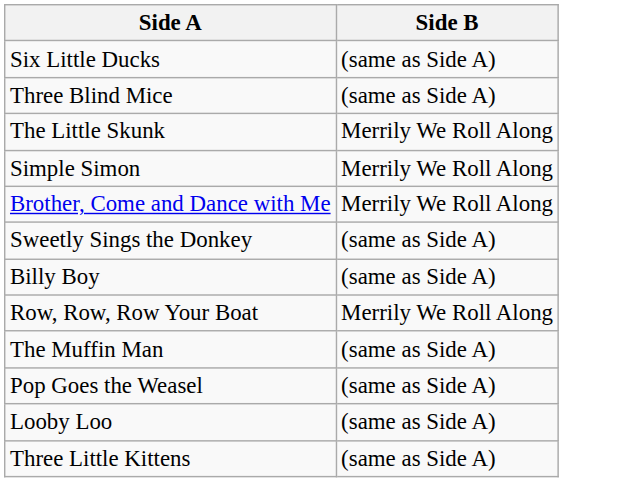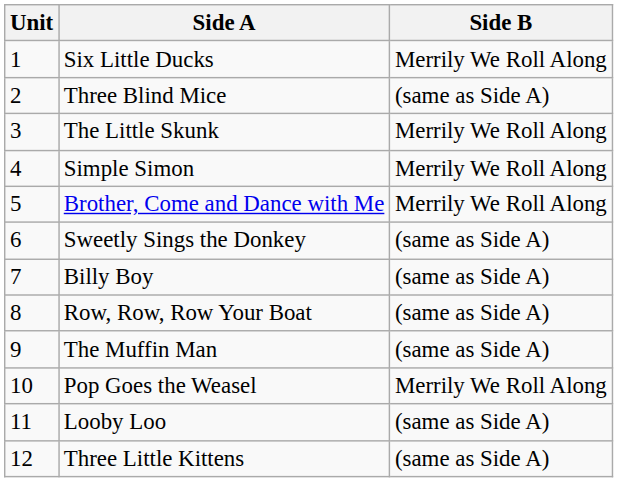+ column: (32, 22)
(418, 58) (same as Side A) -> (501, 58) Merrily We Roll Along
(447, 312) Merrily We Roll Along -> (472, 312) (same as Side A)
(418, 385) (same as Side A) -> (501, 385) Merrily We Roll Along
